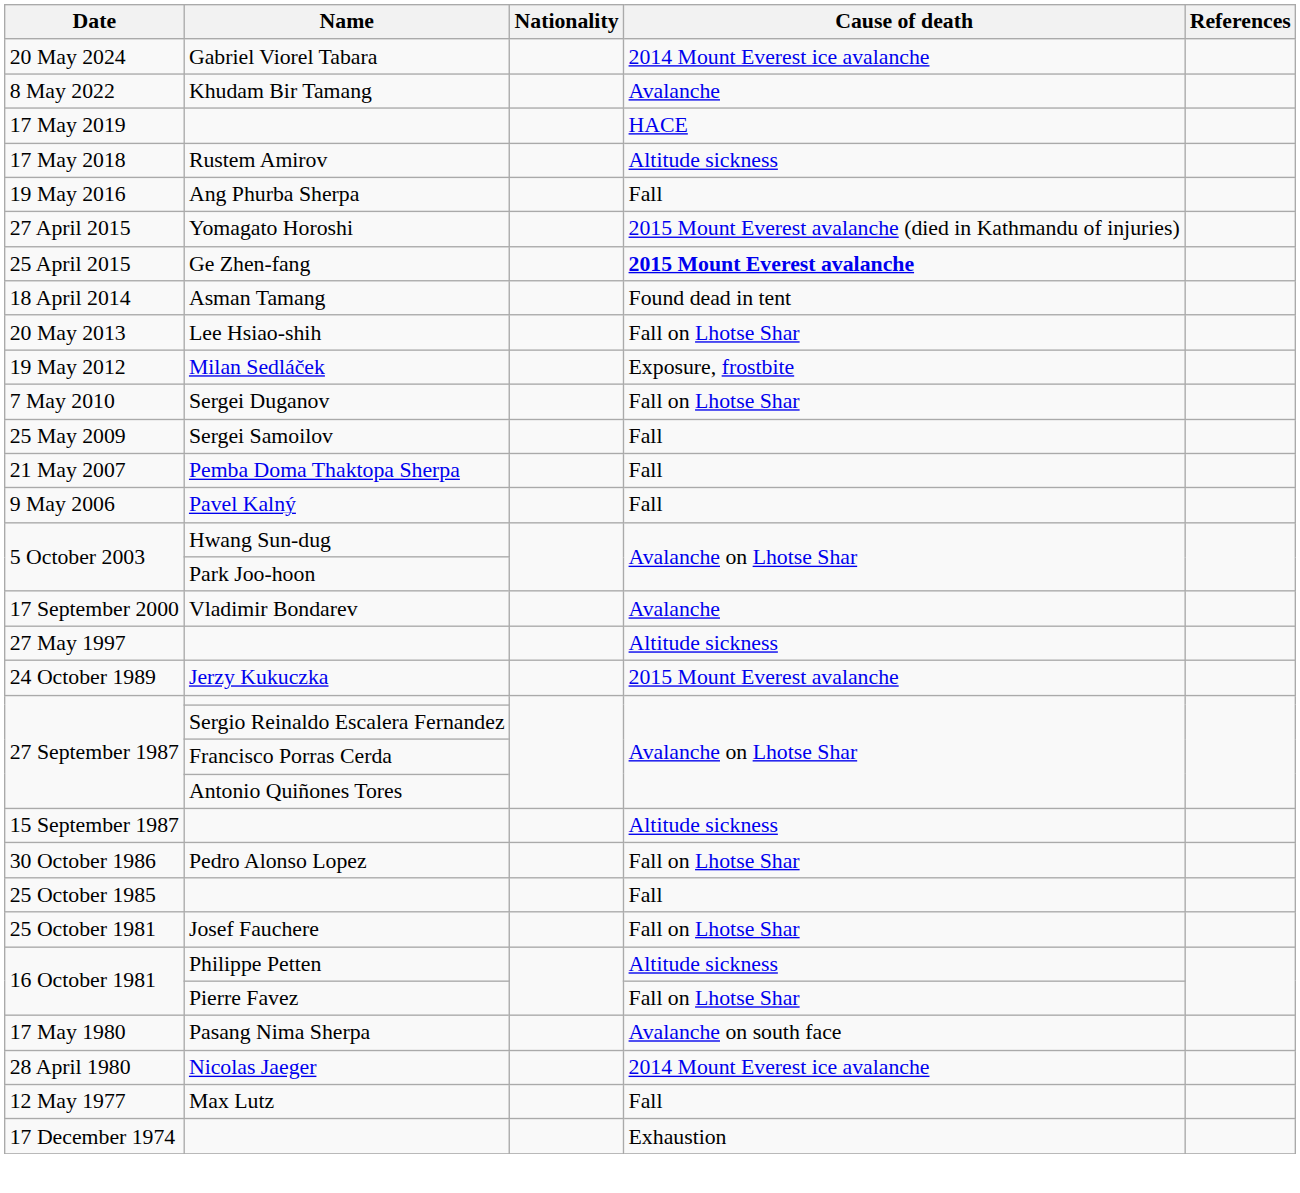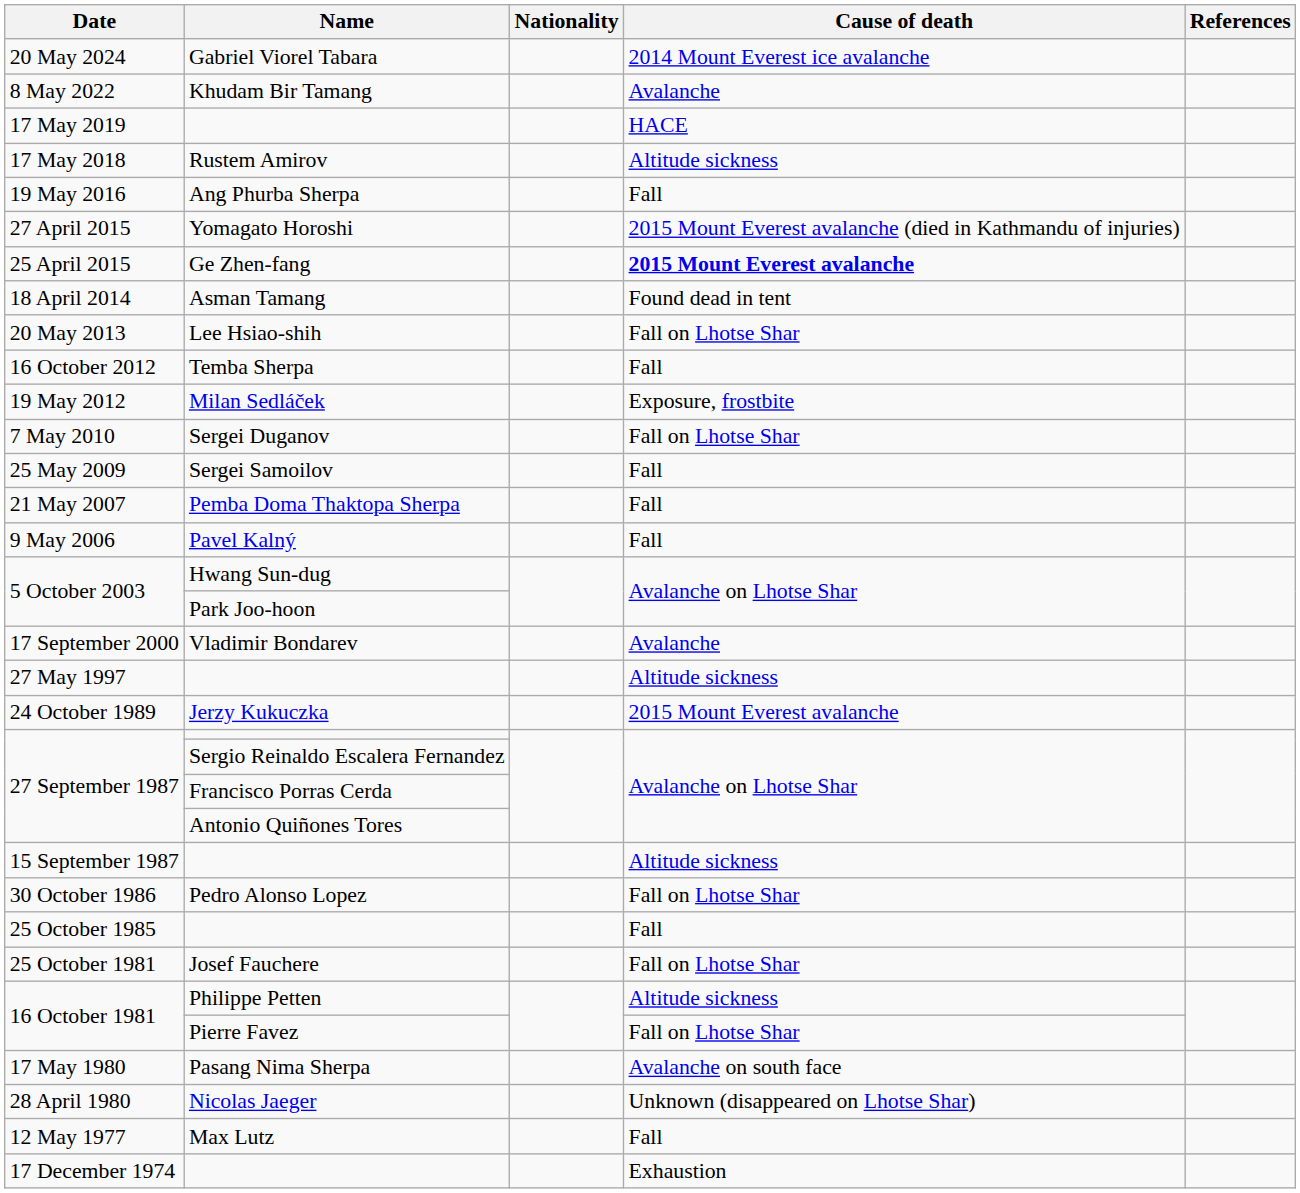+ row: (83, 366)
(779, 1067) 2014 Mount Everest ice avalanche -> (802, 1101) Unknown (disappeared on Lhotse Shar)
